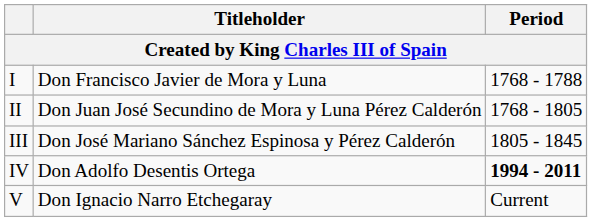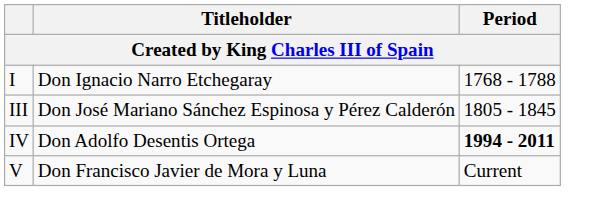(182, 79) Don Francisco Javier de Mora y Luna -> (155, 79) Don Ignacio Narro Etchegaray
- row: (15, 110)
(155, 200) Don Ignacio Narro Etchegaray -> (182, 170) Don Francisco Javier de Mora y Luna
